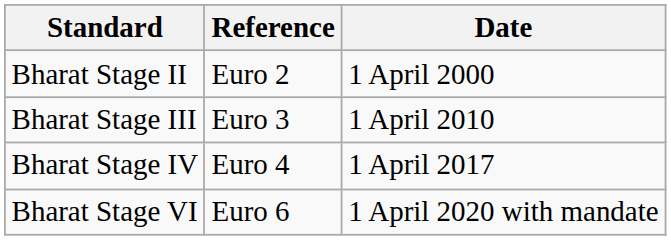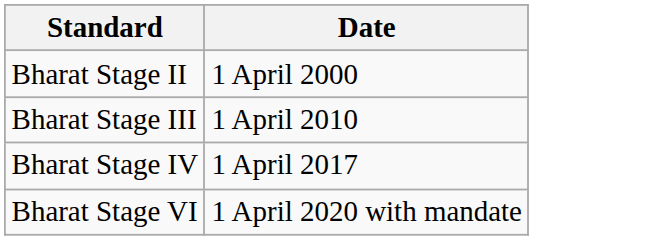- column: (273, 27)
